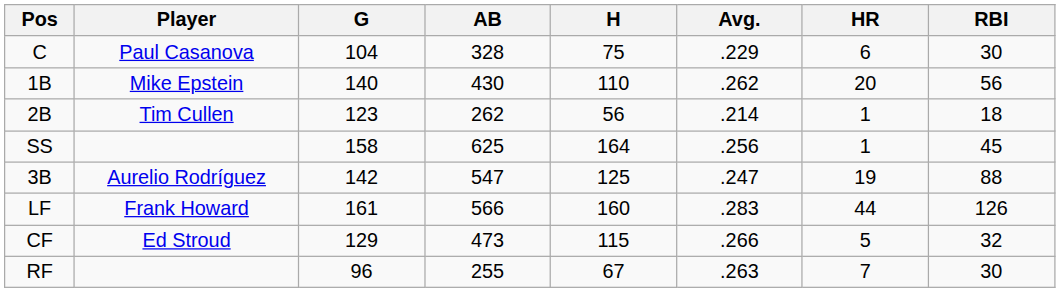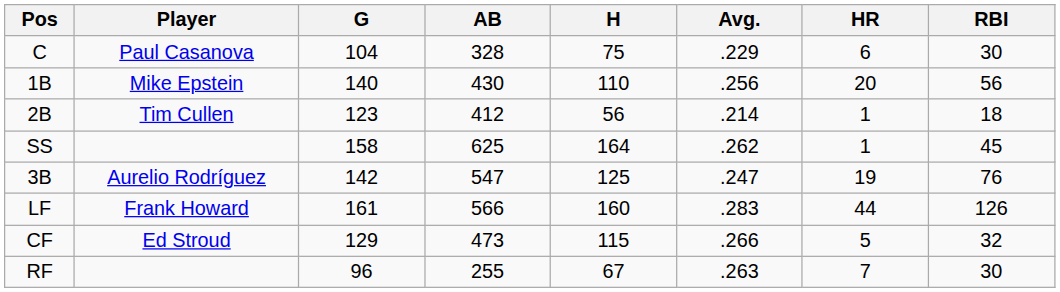(739, 83) .262 -> (739, 83) .256
(487, 114) 262 -> (487, 114) 412
(739, 146) .256 -> (739, 146) .262
(991, 177) 88 -> (991, 177) 76
